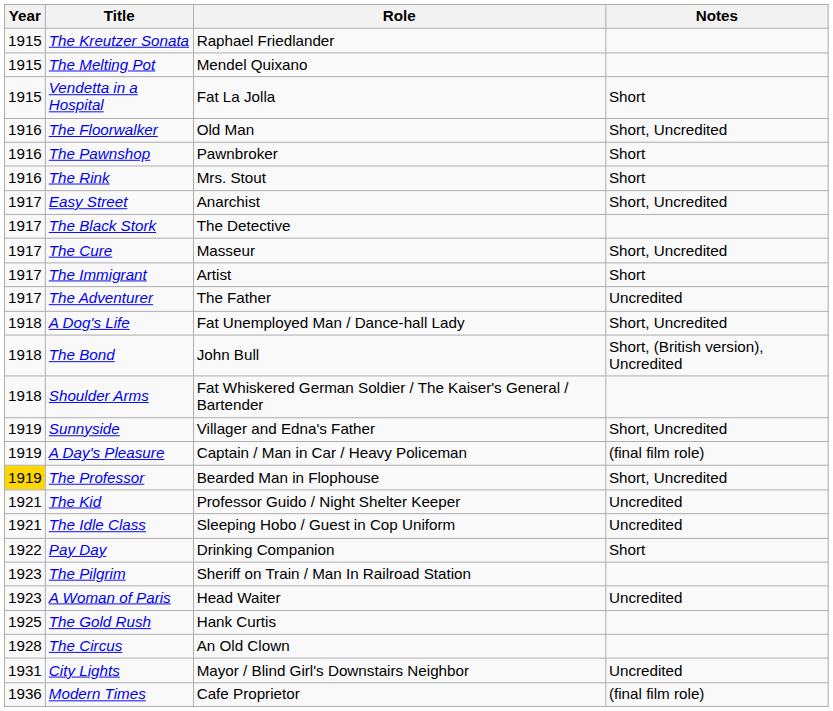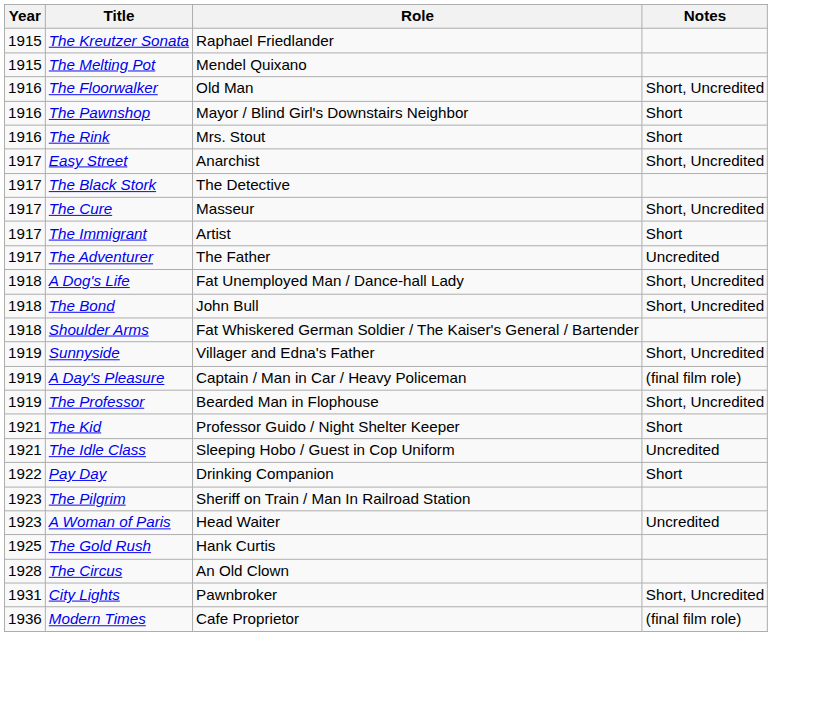- row: (93, 97)
(237, 154) Pawnbroker -> (332, 112) Mayor / Blind Girl's Downstairs Neighbor
(686, 355) Short, (British version), Uncredited -> (705, 305) Short, Uncredited
(25, 477) gold background -> (25, 402) no background
(646, 501) Uncredited -> (664, 426) Short
(333, 670) Mayor / Blind Girl's Downstairs Neighbor -> (237, 595) Pawnbroker
(646, 670) Uncredited -> (705, 595) Short, Uncredited
